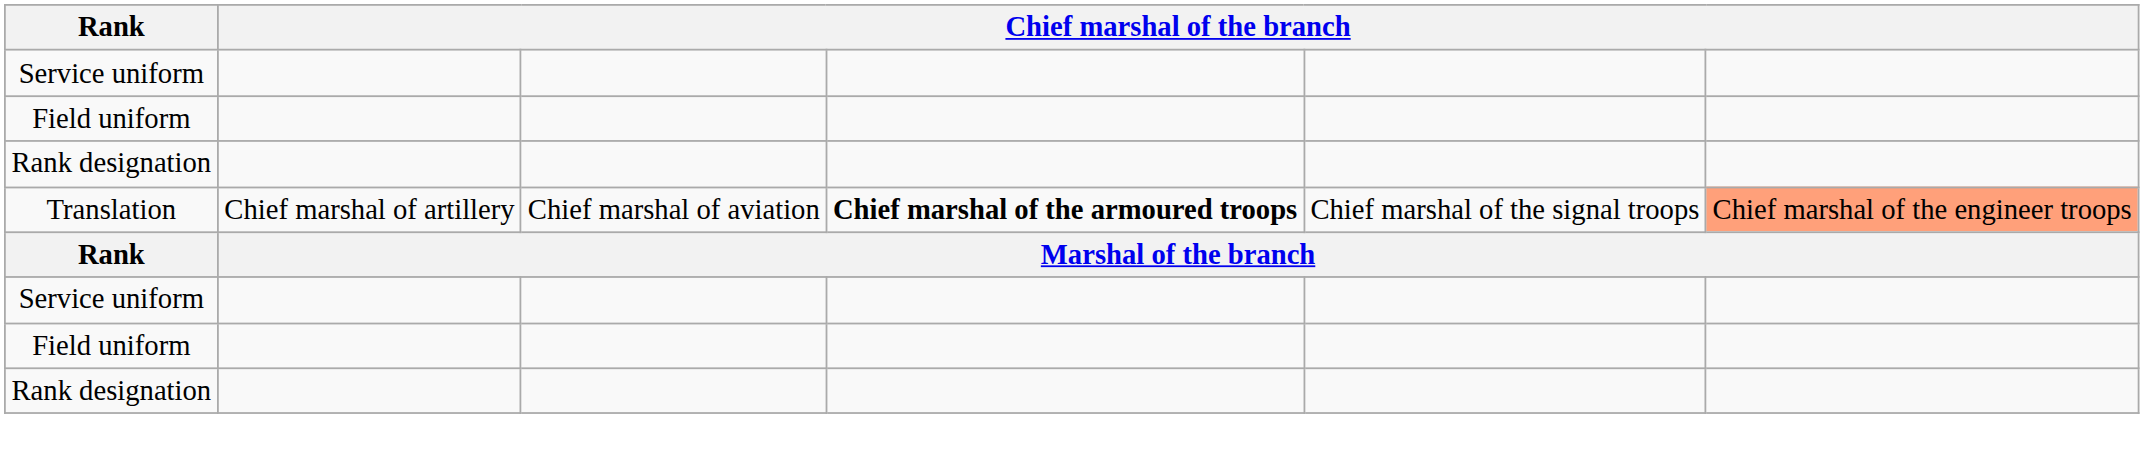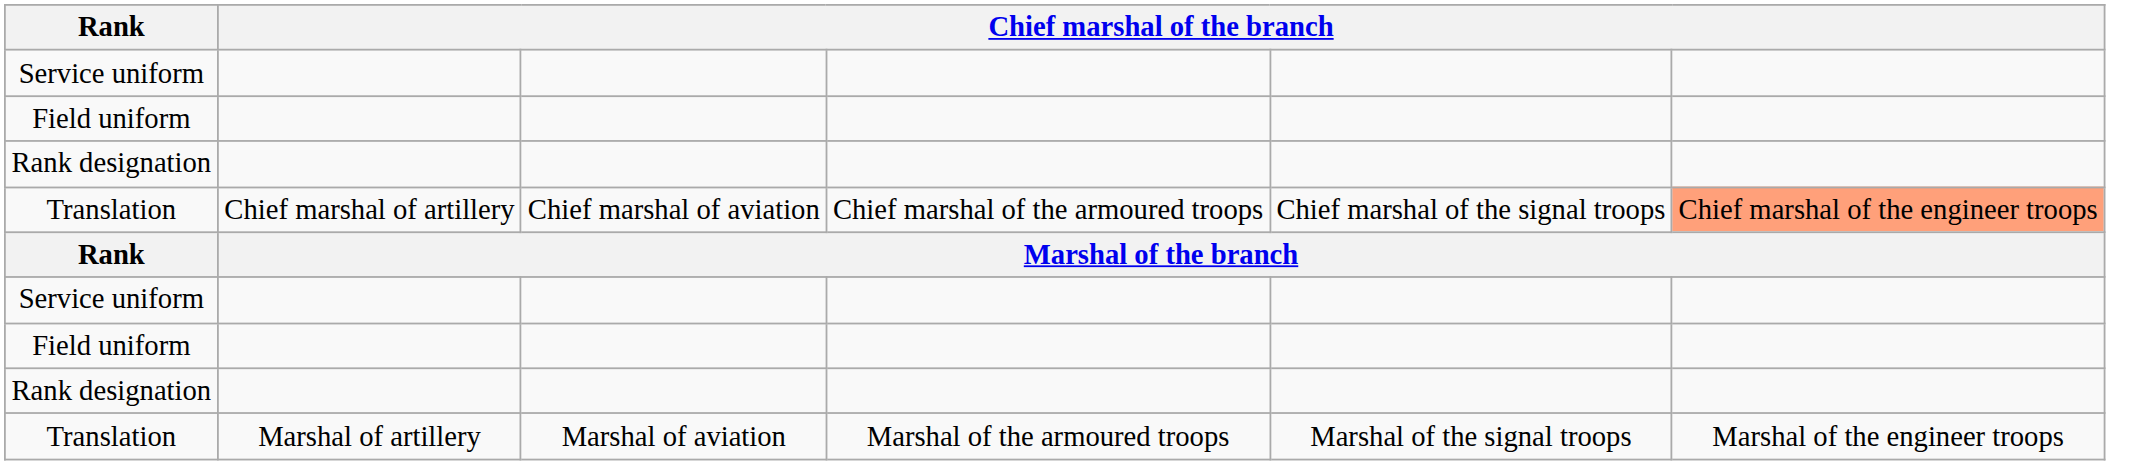(1065, 208) bold -> (1048, 208) normal
+ row: (111, 436)
